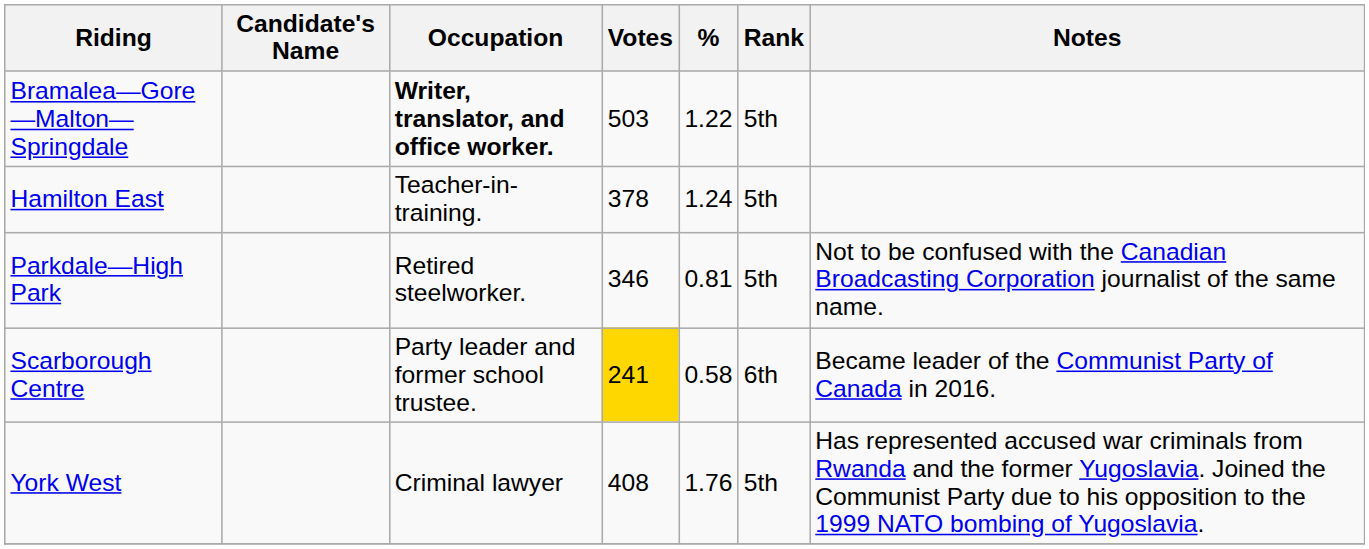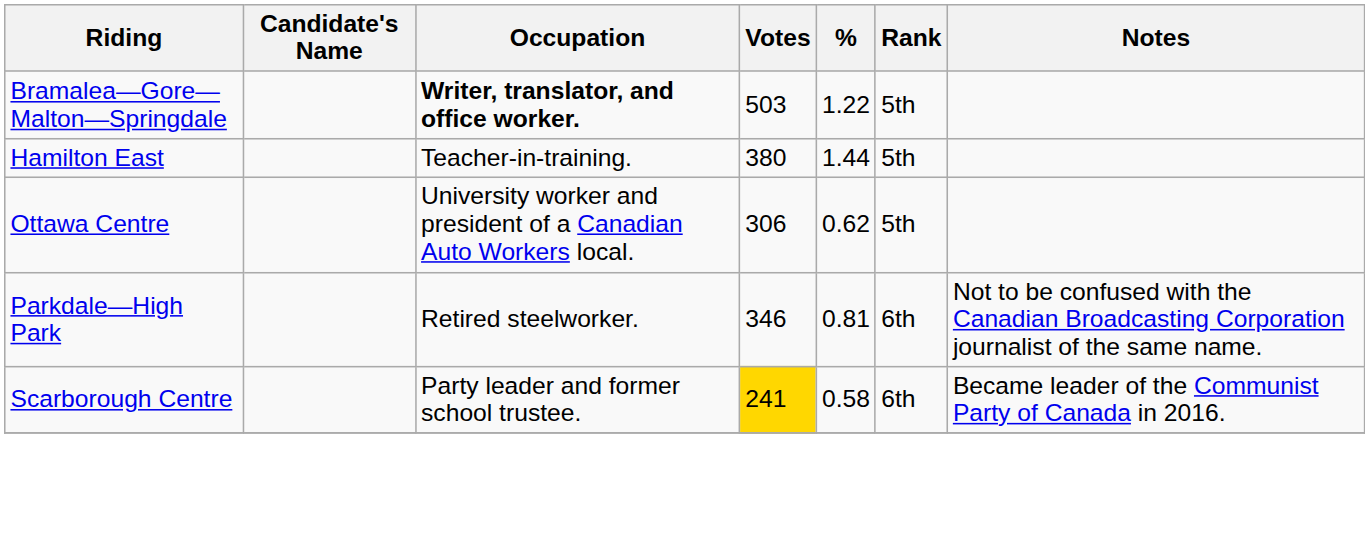(628, 199) 378 -> (766, 157) 380
(708, 199) 1.24 -> (846, 157) 1.44
+ row: (90, 224)
(761, 279) 5th -> (898, 318) 6th
- row: (66, 482)
